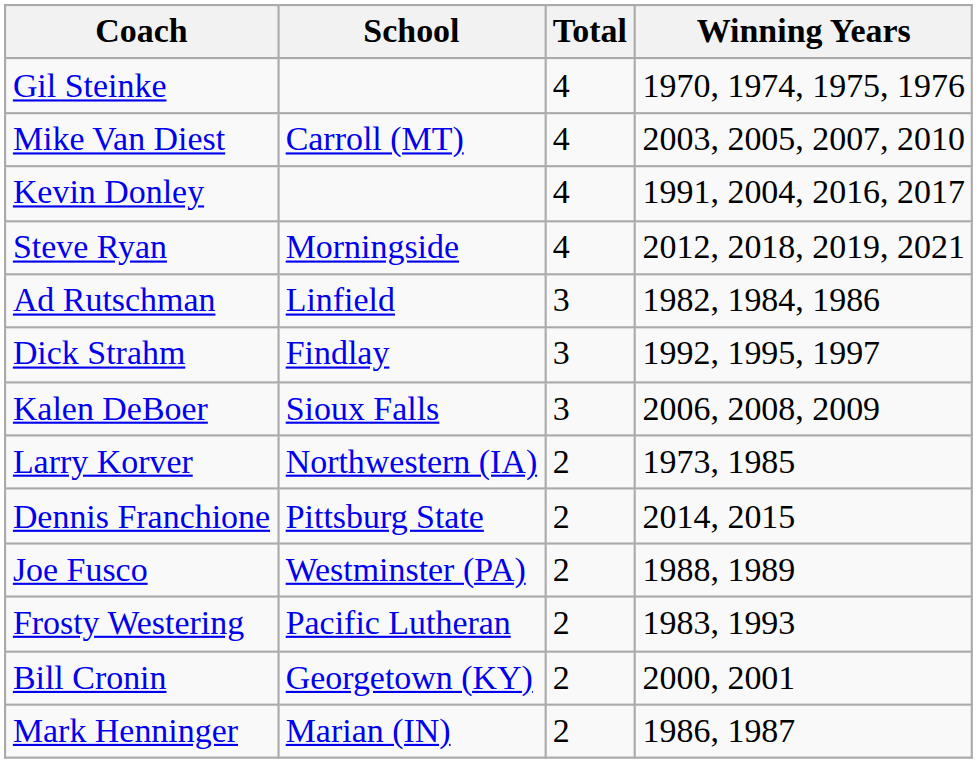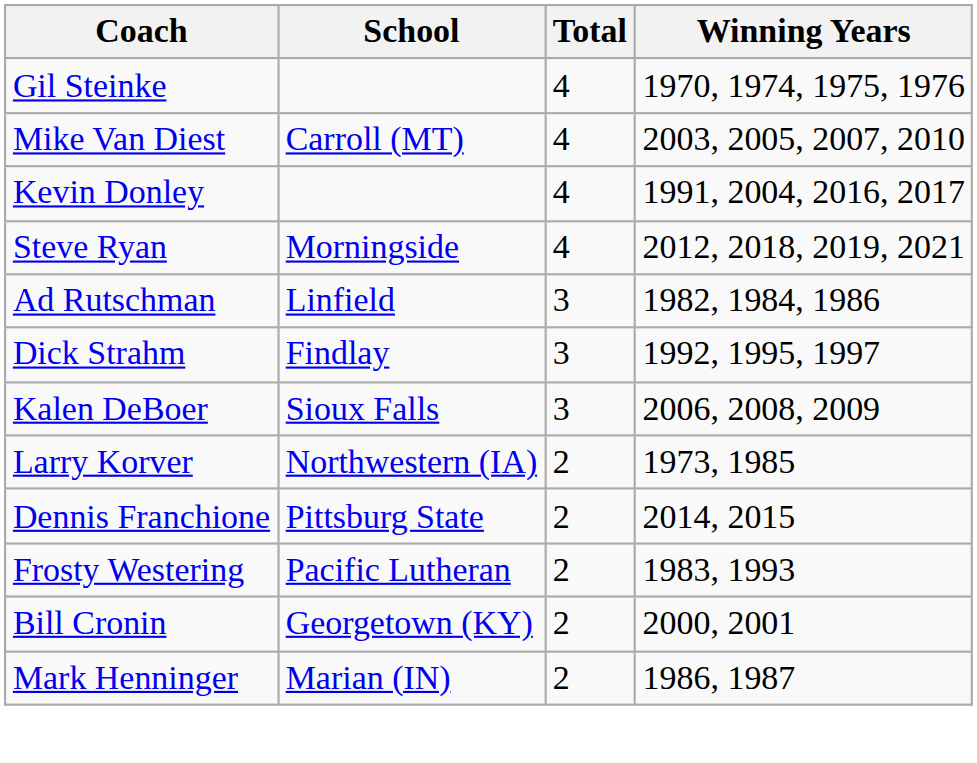- row: (80, 569)
